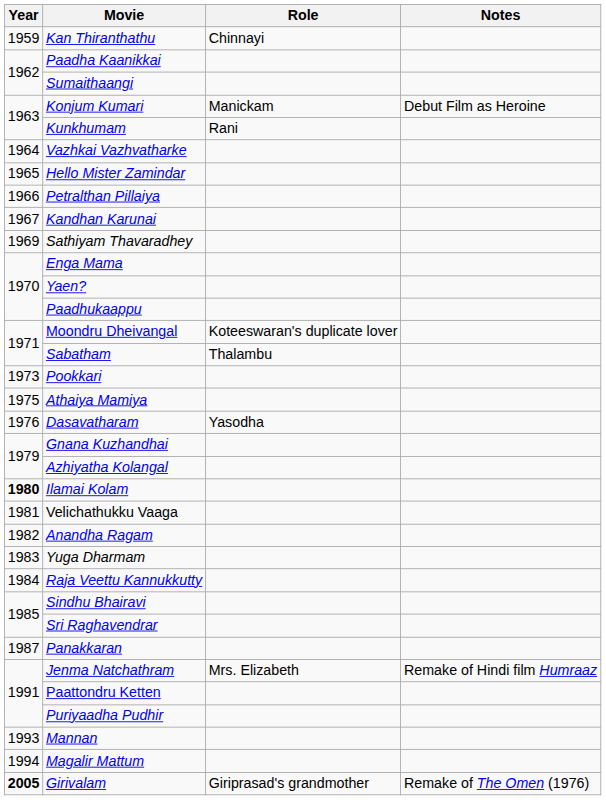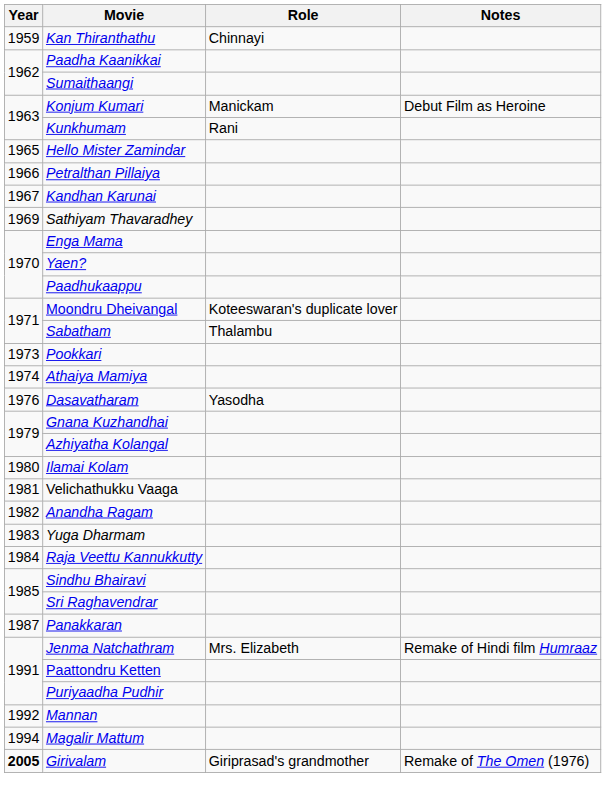- row: (116, 151)
(24, 399) 1975 -> (24, 377) 1974
(24, 490) bold -> (24, 467) normal
(24, 738) 1993 -> (24, 715) 1992
